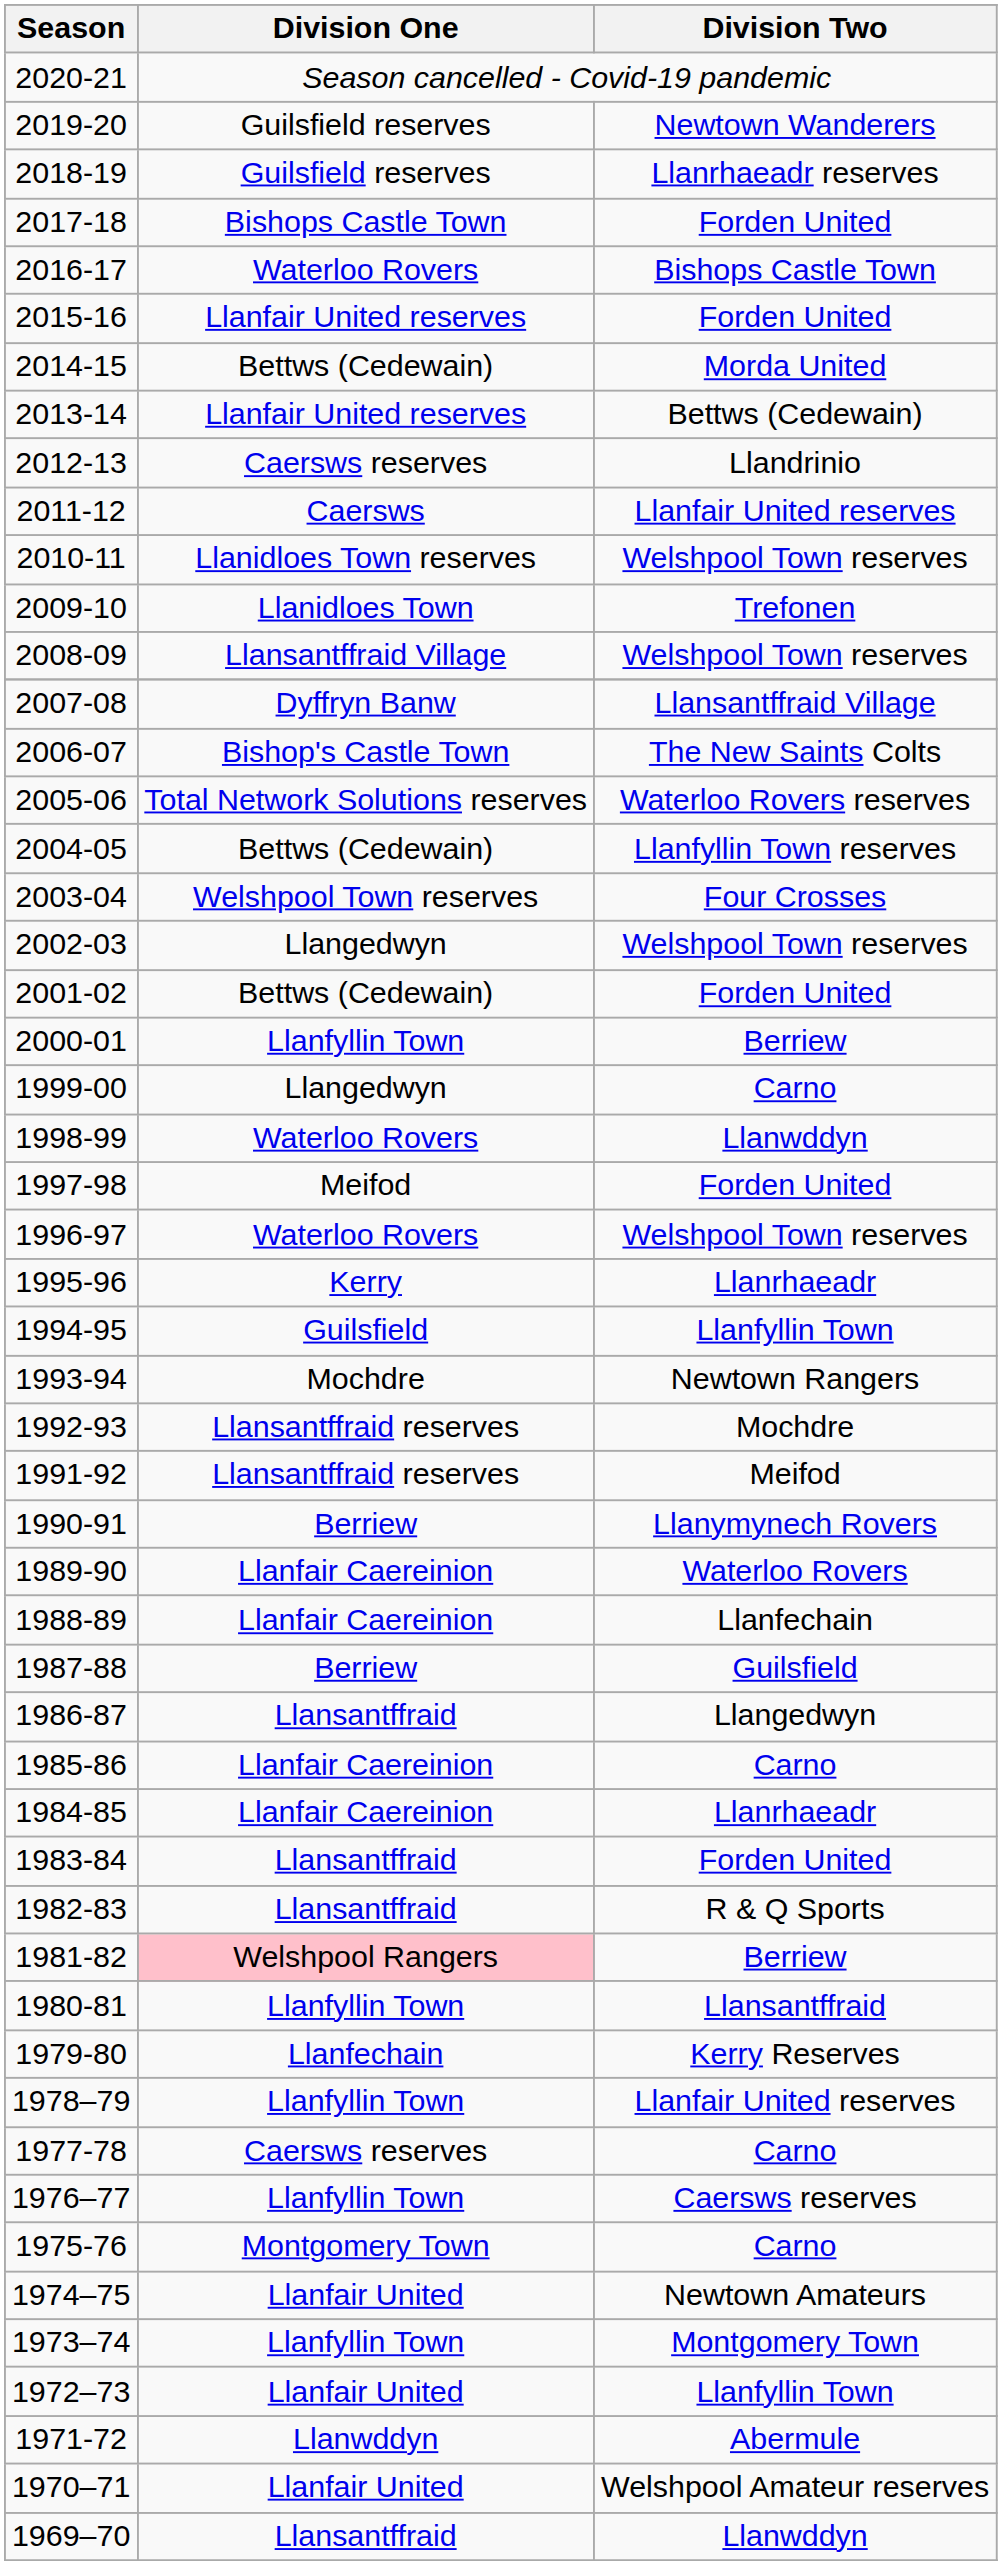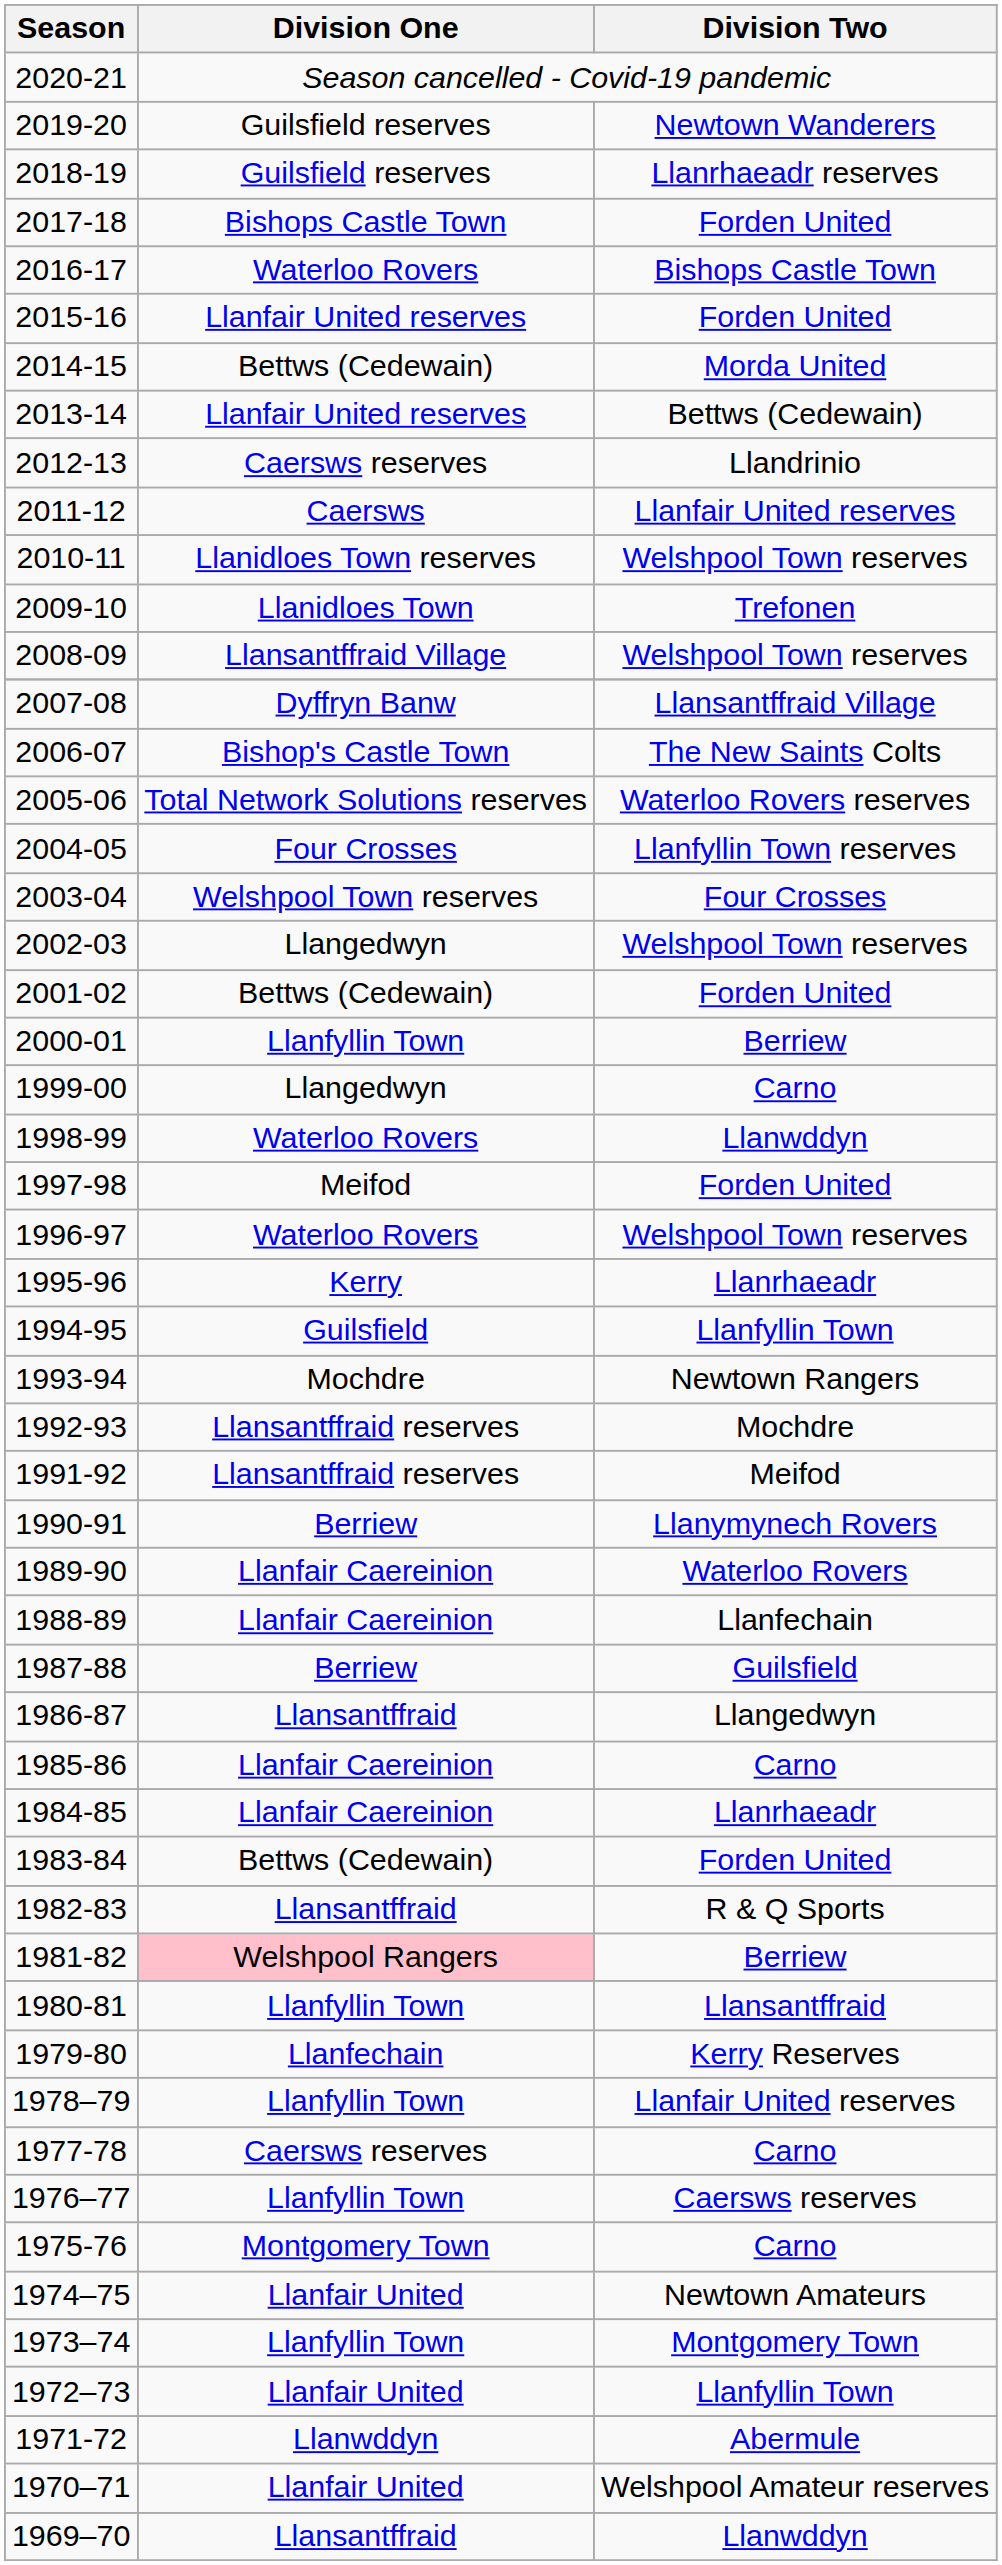(366, 848) Bettws (Cedewain) -> (366, 848) Four Crosses
(366, 1860) Llansantffraid -> (366, 1860) Bettws (Cedewain)
